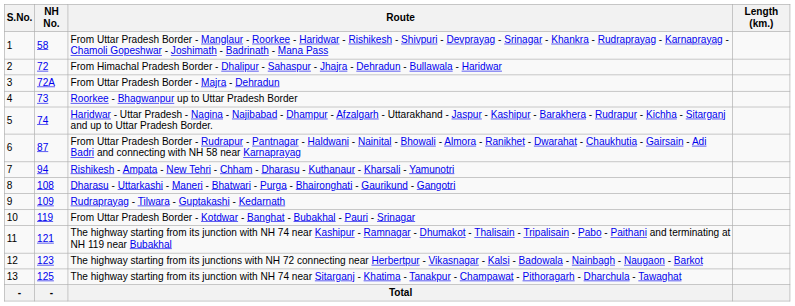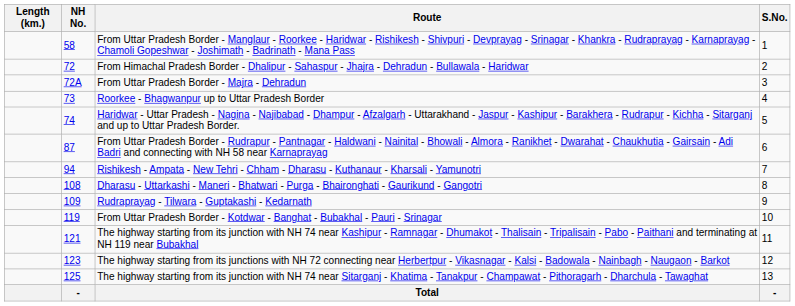columns swapped: (20, 18) <-> (761, 18)
